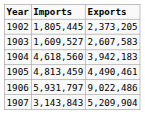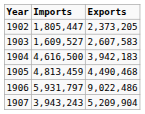(58, 27) 1,805,445 -> (58, 27) 1,805,447
(58, 57) 4,618,560 -> (58, 57) 4,616,500
(113, 72) 4,490,461 -> (113, 72) 4,490,468
(58, 102) 3,143,843 -> (58, 102) 3,943,243
